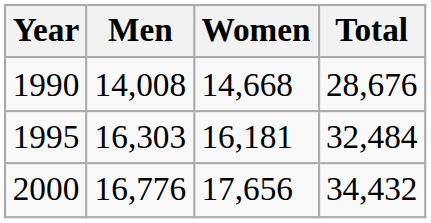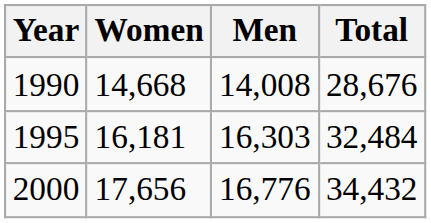columns swapped: (140, 30) <-> (256, 30)
